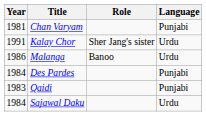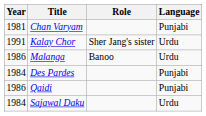(16, 88) 1983 -> (16, 88) 1986
